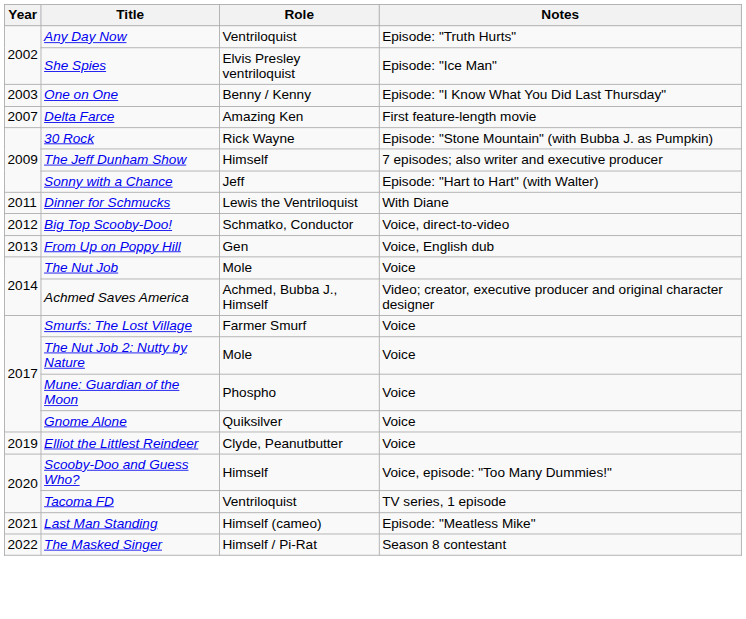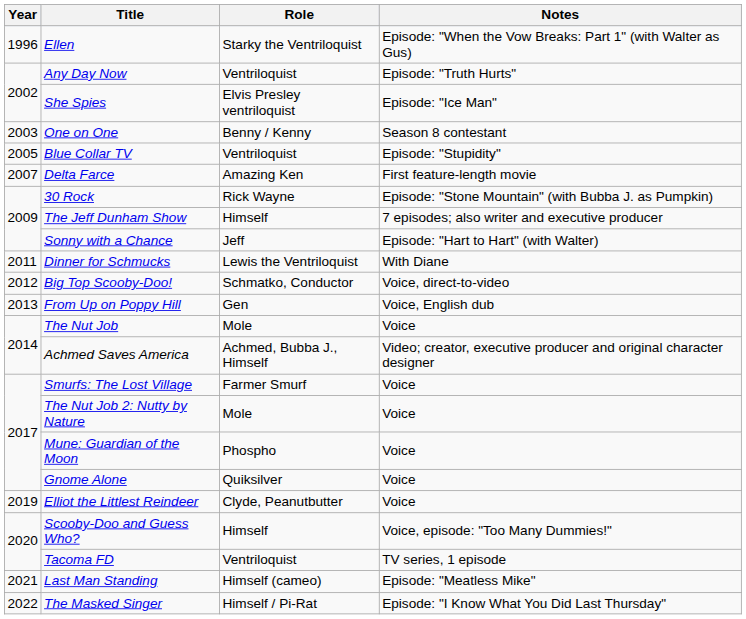+ row: (59, 44)
(524, 95) Episode: "I Know What You Did Last Thursday" -> (444, 132) Season 8 contestant
+ row: (88, 153)
(444, 544) Season 8 contestant -> (524, 603) Episode: "I Know What You Did Last Thursday"
